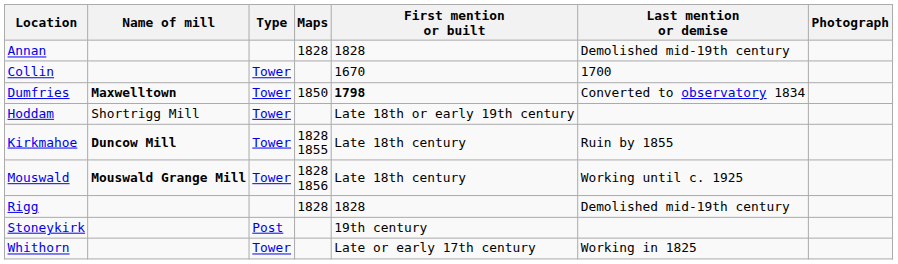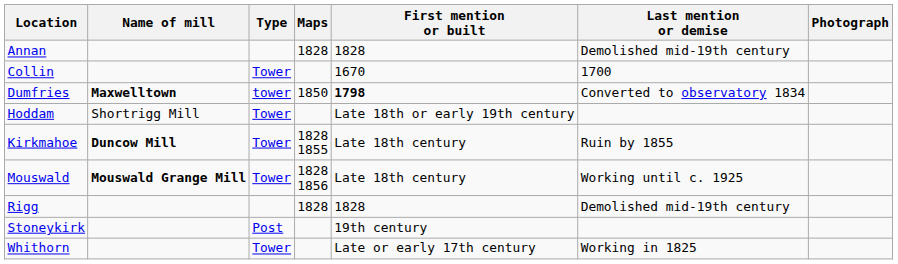(272, 93) Tower -> (272, 93) tower
